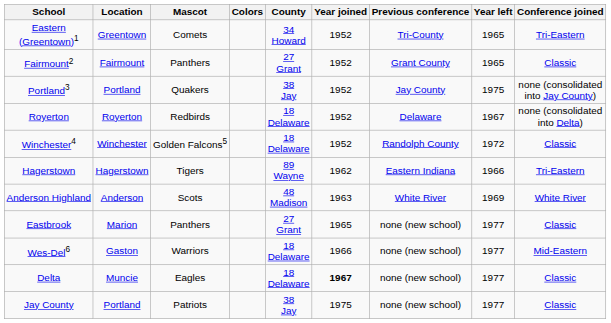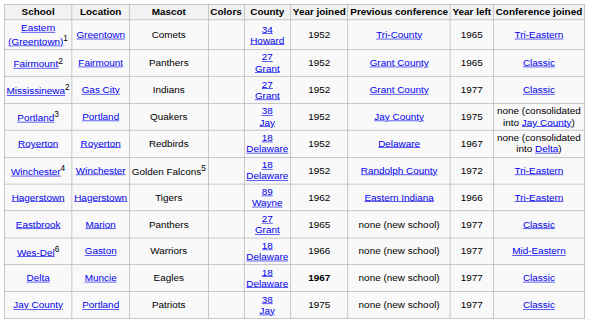+ row: (38, 90)
(560, 143) Classic -> (539, 170) Tri-Eastern
- row: (49, 197)
